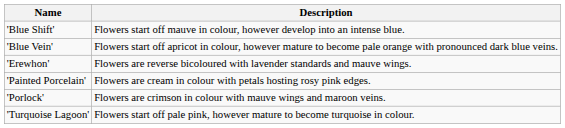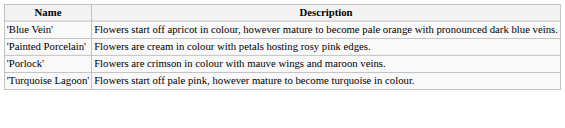- row: (31, 30)
- row: (28, 64)
